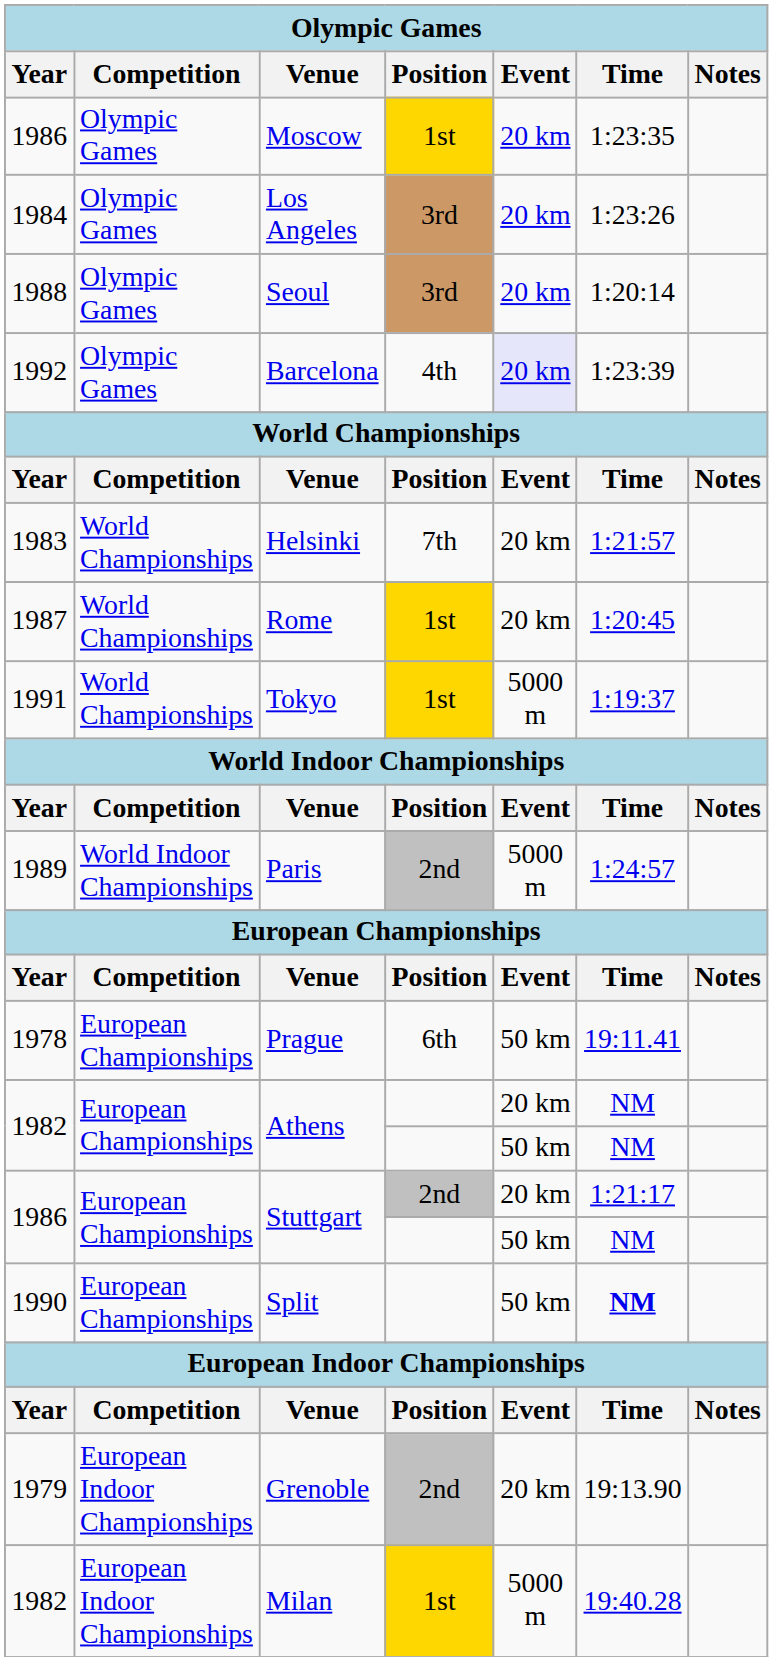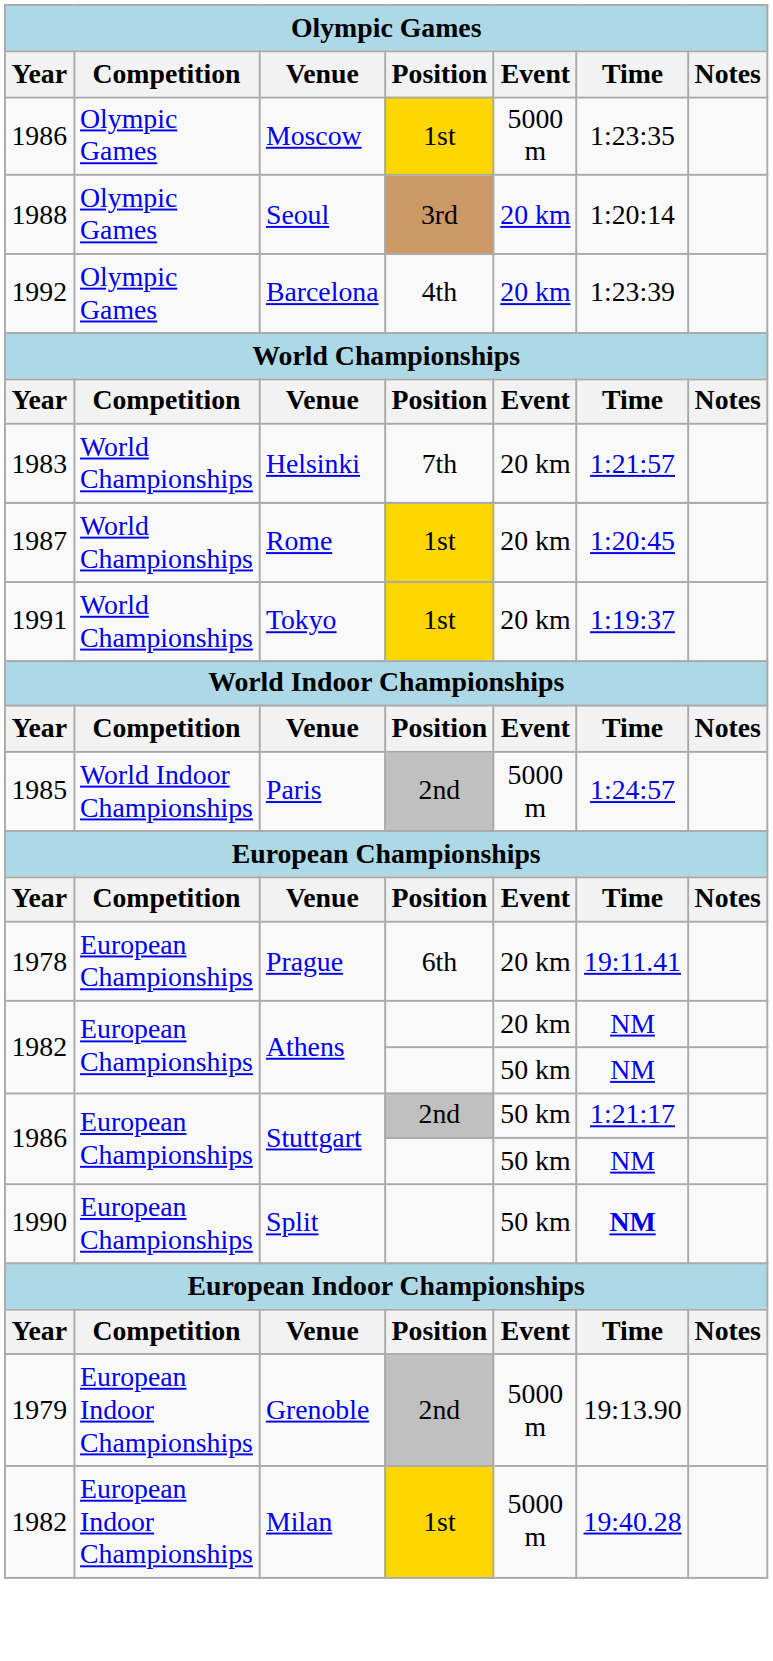(535, 135) 20 km -> (535, 135) 5000 m
- row: (311, 214)
(535, 371) lavender background -> (535, 293) no background
(535, 699) 5000 m -> (535, 620) 20 km
(39, 869) 1989 -> (39, 791) 1985
(535, 1040) 50 km -> (535, 961) 20 km
(535, 1194) 20 km -> (535, 1115) 50 km
(535, 1488) 20 km -> (535, 1410) 5000 m
